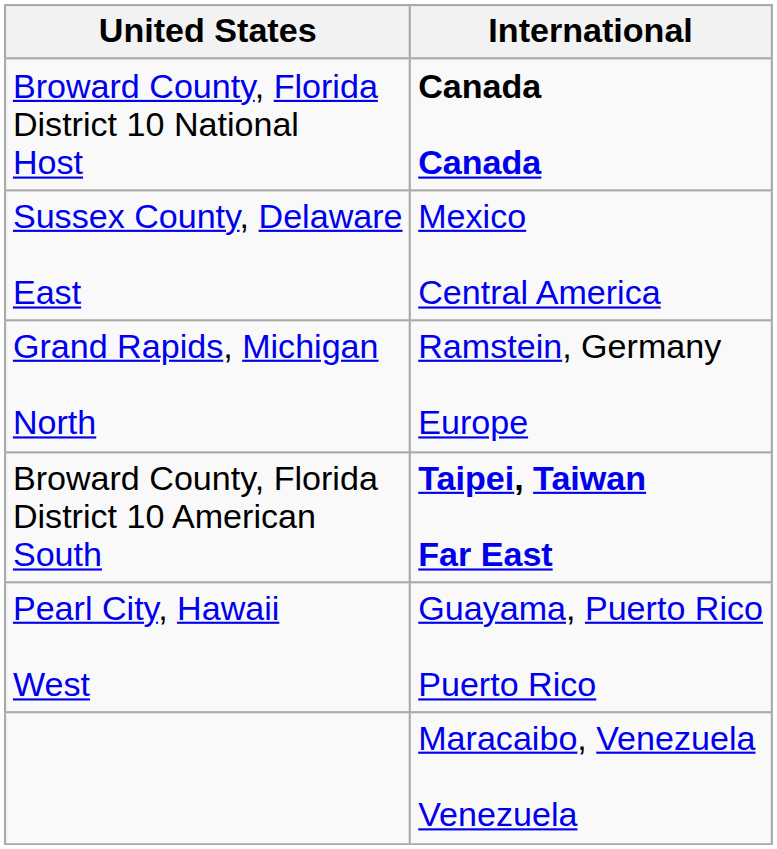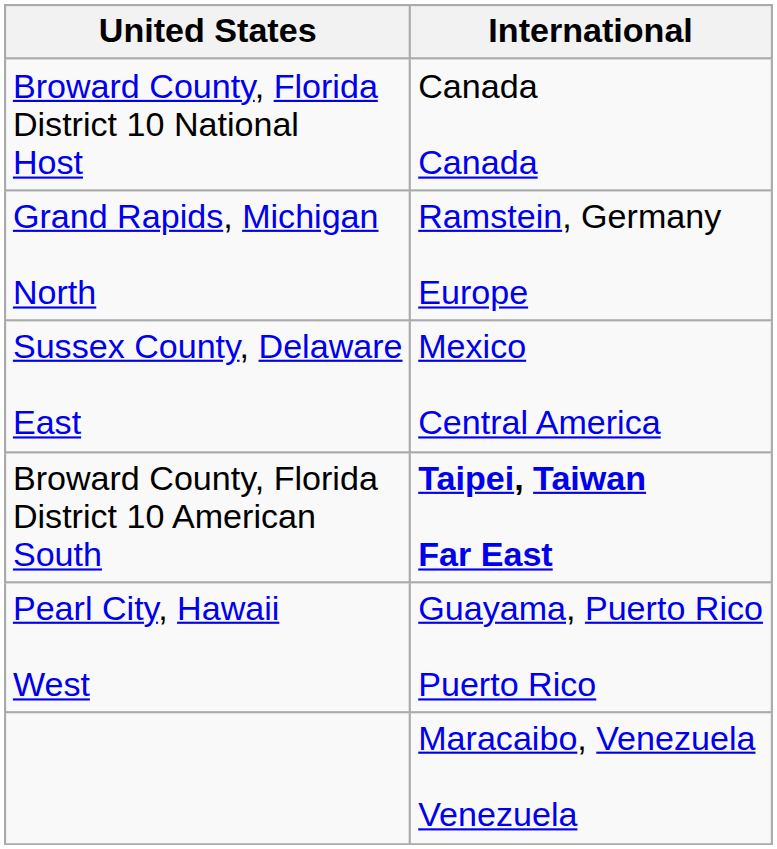(480, 123) bold -> (478, 123) normal
rows swapped: (208, 254) <-> (196, 385)
